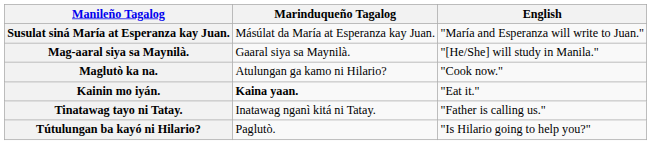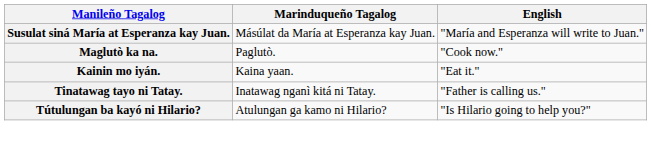- row: (118, 52)
(311, 71) Atulungan ga kamo ni Hilario? -> (256, 52) Paglutò.
(267, 91) bold -> (264, 71) normal
(256, 129) Paglutò. -> (311, 110) Atulungan ga kamo ni Hilario?
